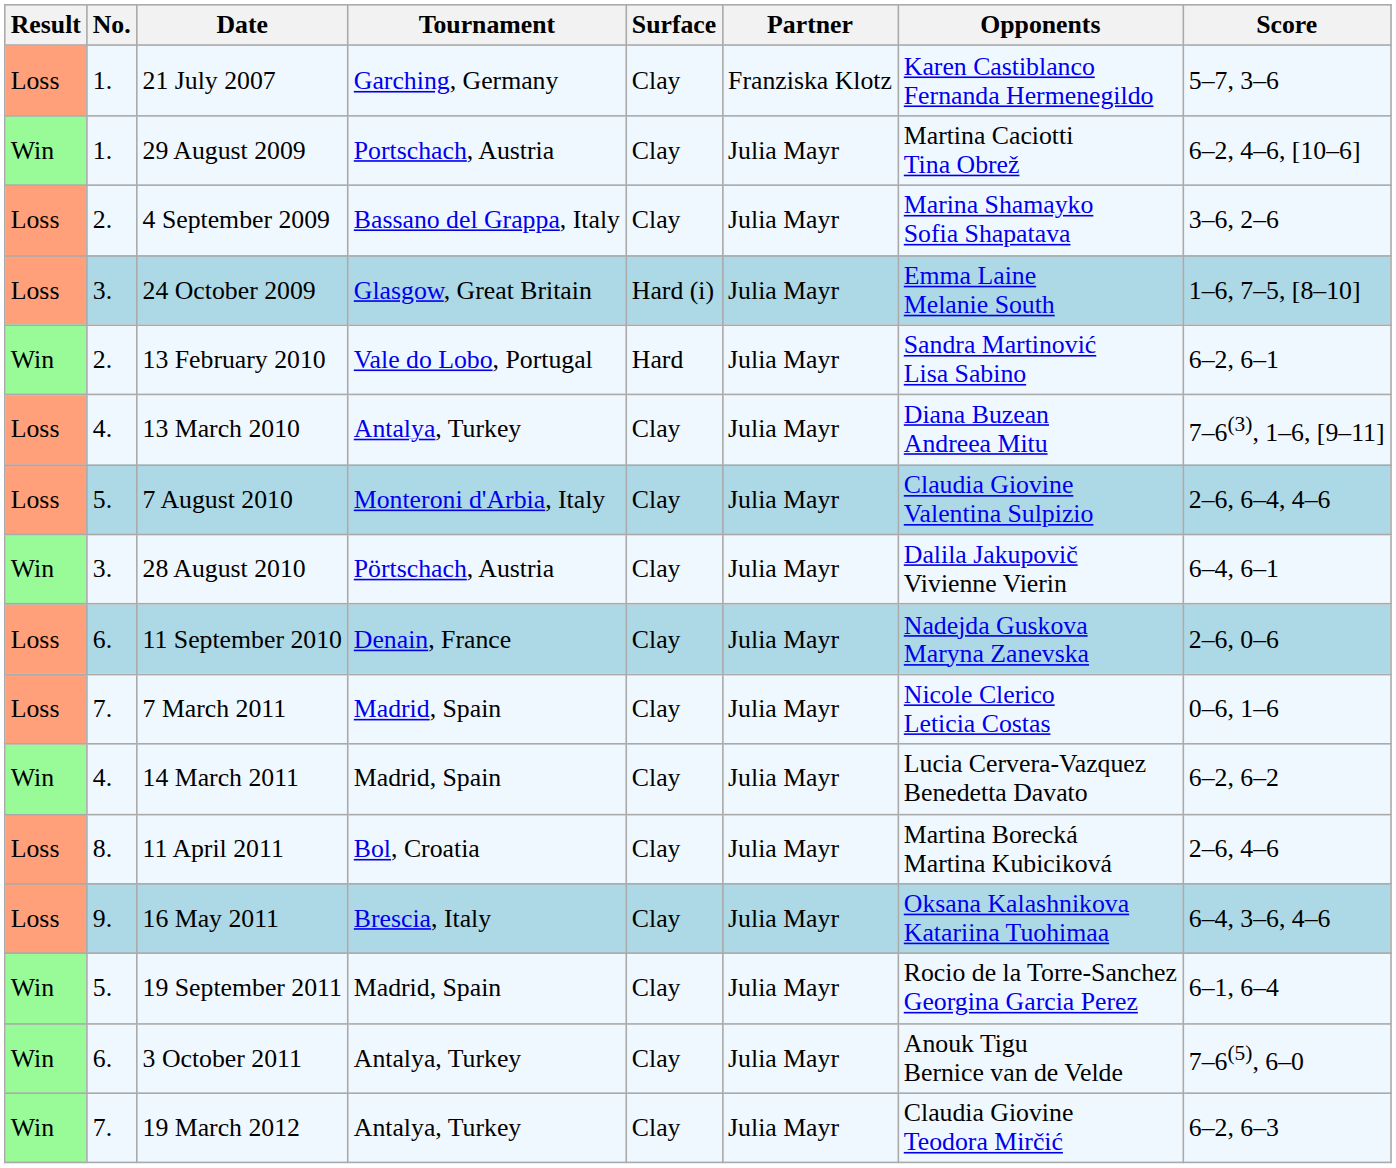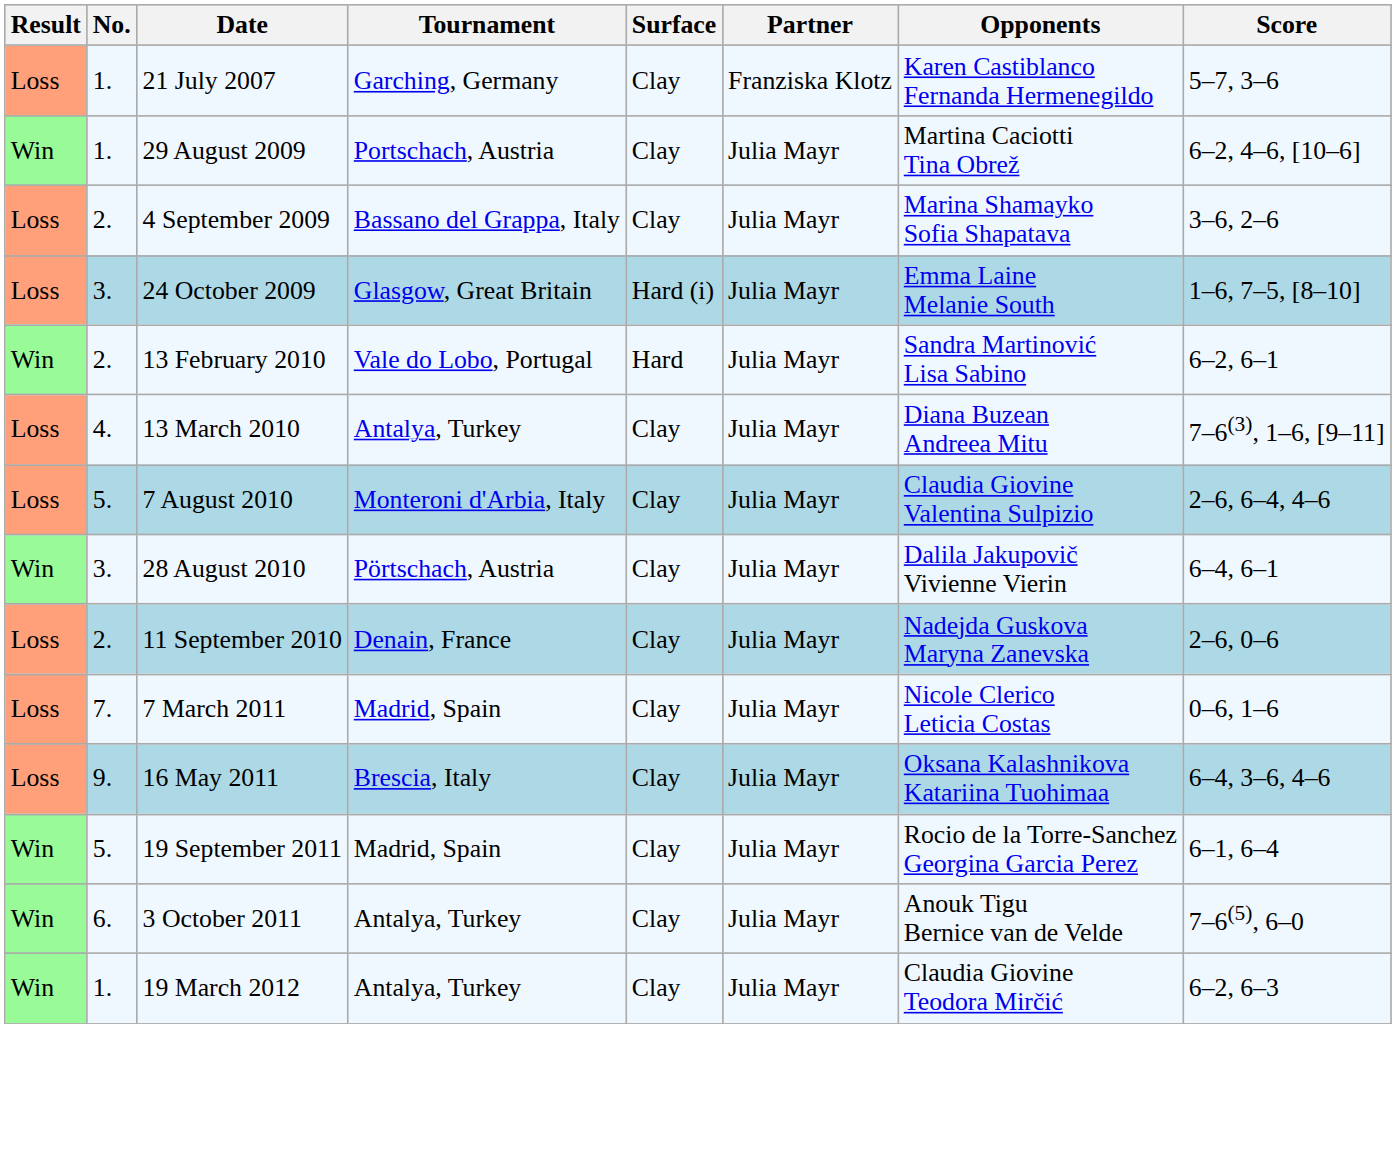(102, 638) 6. -> (102, 638) 2.
- row: (221, 778)
- row: (213, 848)
(102, 1127) 7. -> (102, 988) 1.
